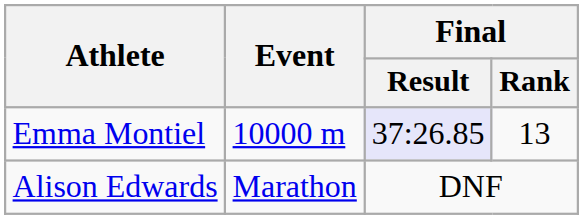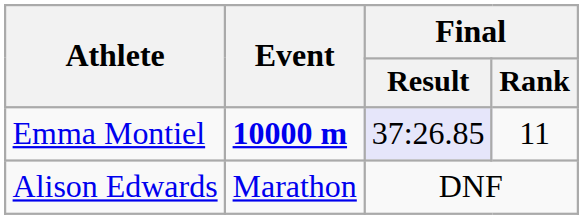(289, 133) normal -> (290, 133) bold
(535, 133) 13 -> (535, 133) 11
